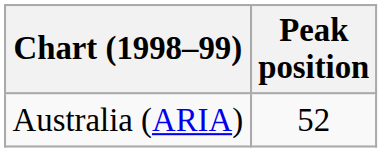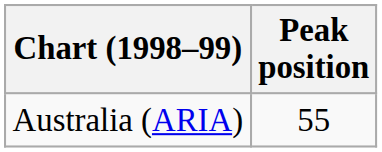(314, 119) 52 -> (314, 119) 55
